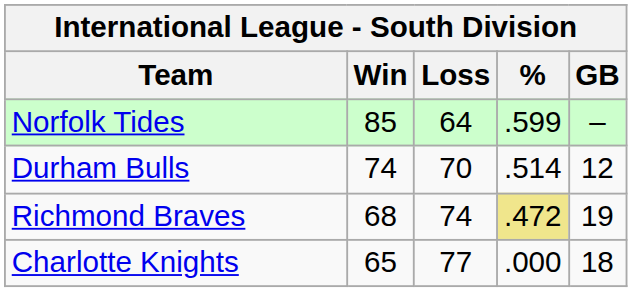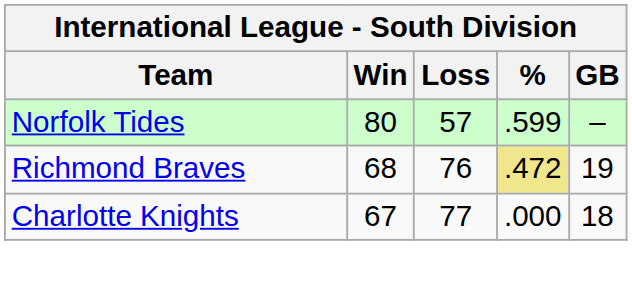(381, 121) 85 -> (381, 121) 80
(456, 121) 64 -> (456, 121) 57
- row: (101, 168)
(456, 215) 74 -> (456, 168) 76
(381, 262) 65 -> (381, 215) 67
